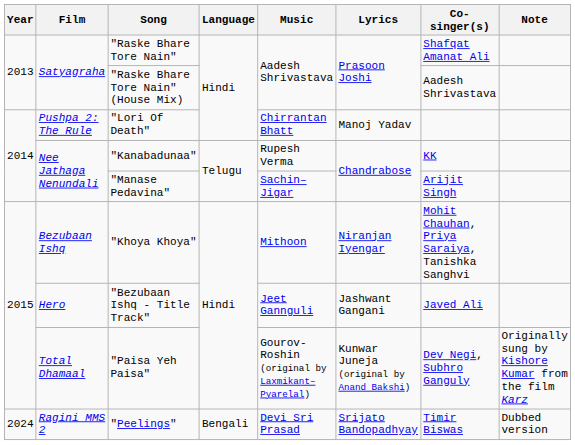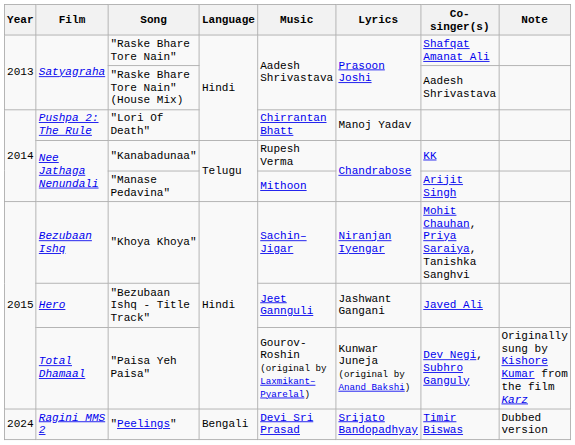(283, 186) Sachin–Jigar -> (283, 186) Mithoon
(283, 243) Mithoon -> (283, 243) Sachin–Jigar
